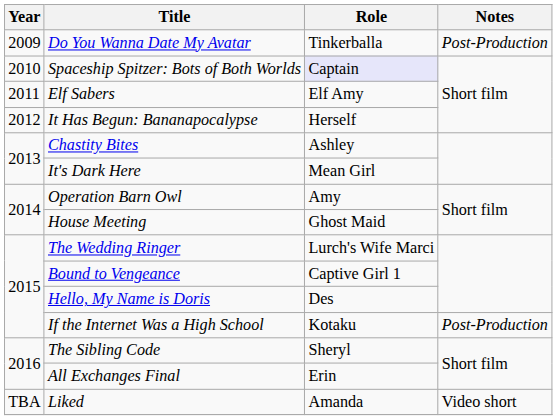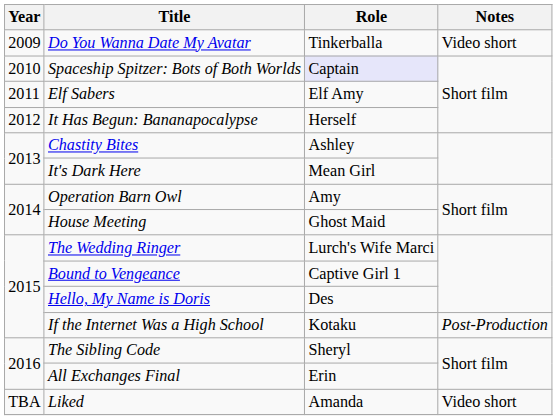(495, 42) Post-Production -> (479, 42) Video short
